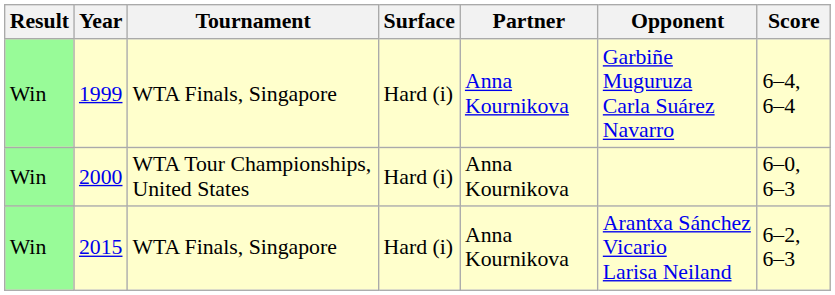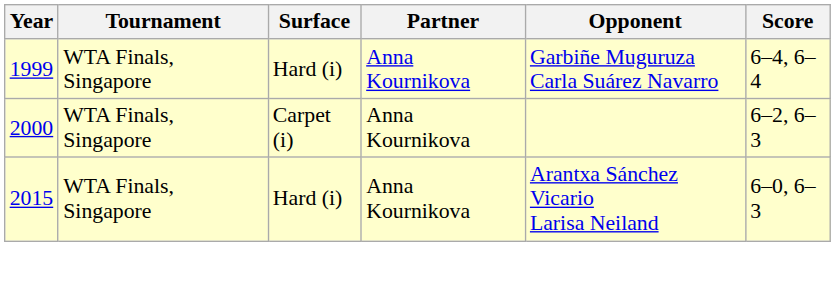- column: (39, 21)
(252, 176) WTA Tour Championships, United States -> (119, 127) WTA Finals, Singapore
(418, 176) Hard (i) -> (302, 127) Carpet (i)
(781, 176) 6–0, 6–3 -> (783, 127) 6–2, 6–3
(781, 247) 6–2, 6–3 -> (783, 198) 6–0, 6–3
